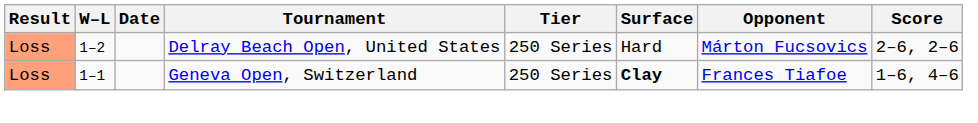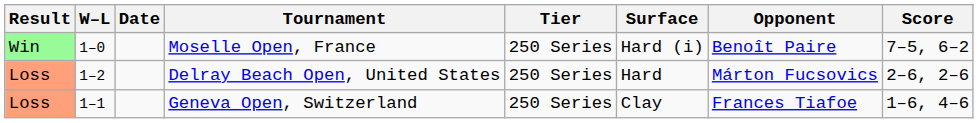+ row: (272, 47)
(641, 75) bold -> (641, 103) normal
